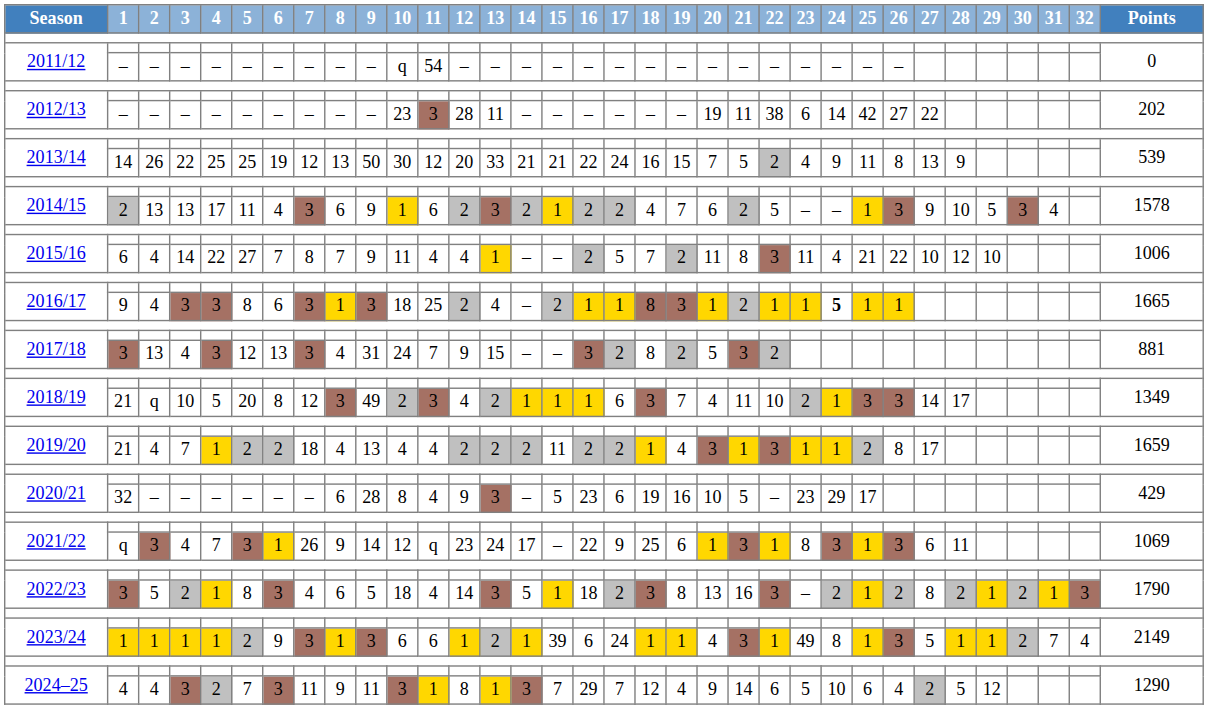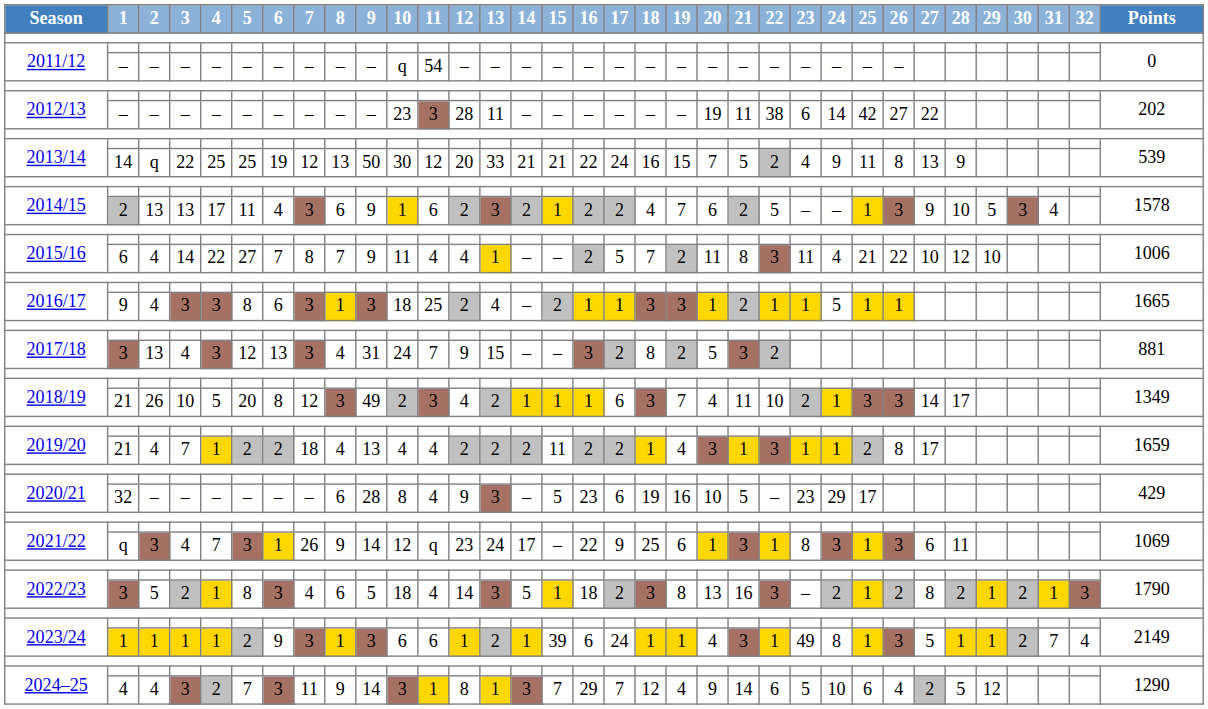(154, 162) 26 -> (154, 162) q
(650, 306) 8 -> (650, 306) 3
(837, 306) bold -> (837, 306) normal
(154, 402) q -> (154, 402) 26
(371, 689) 11 -> (371, 689) 14
